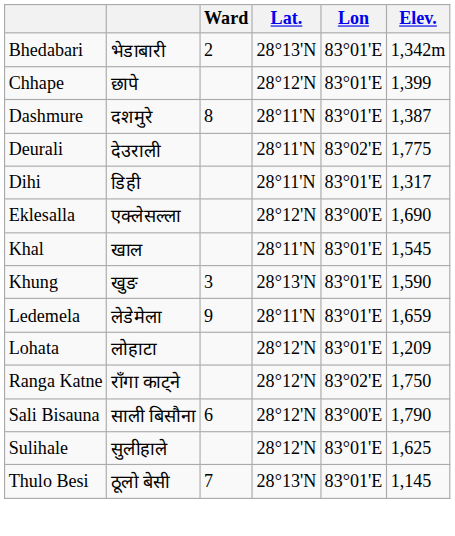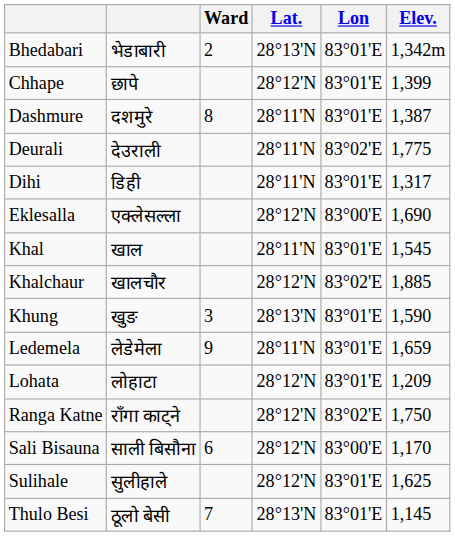+ row: (46, 282)
(411, 414) 1,790 -> (411, 448) 1,170
